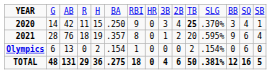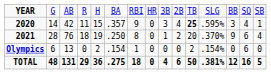(116, 24) .250 -> (116, 24) .357
(212, 24) .370% -> (212, 24) .595%
(116, 37) .357 -> (116, 37) .250
(212, 37) .595% -> (212, 37) .370%
